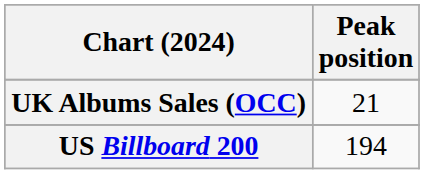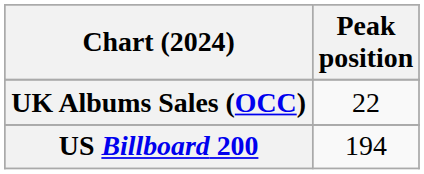(366, 102) 21 -> (366, 102) 22
